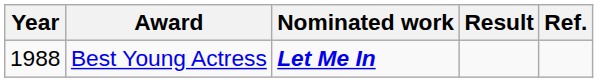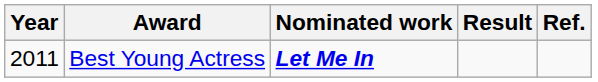(35, 58) 1988 -> (34, 58) 2011
